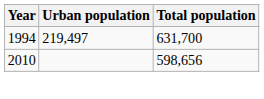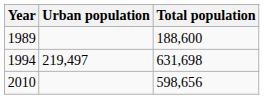+ row: (22, 37)
(179, 37) 631,700 -> (179, 60) 631,698
